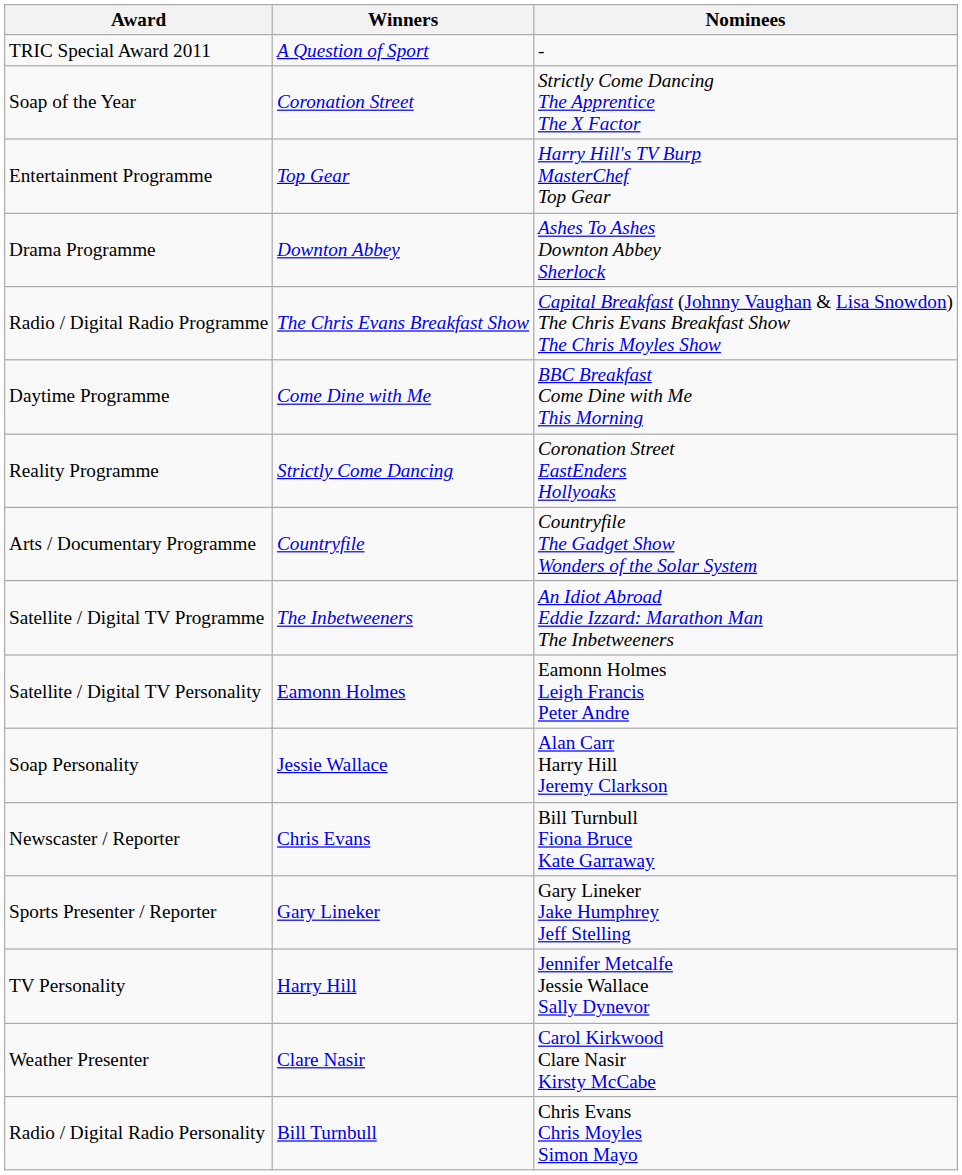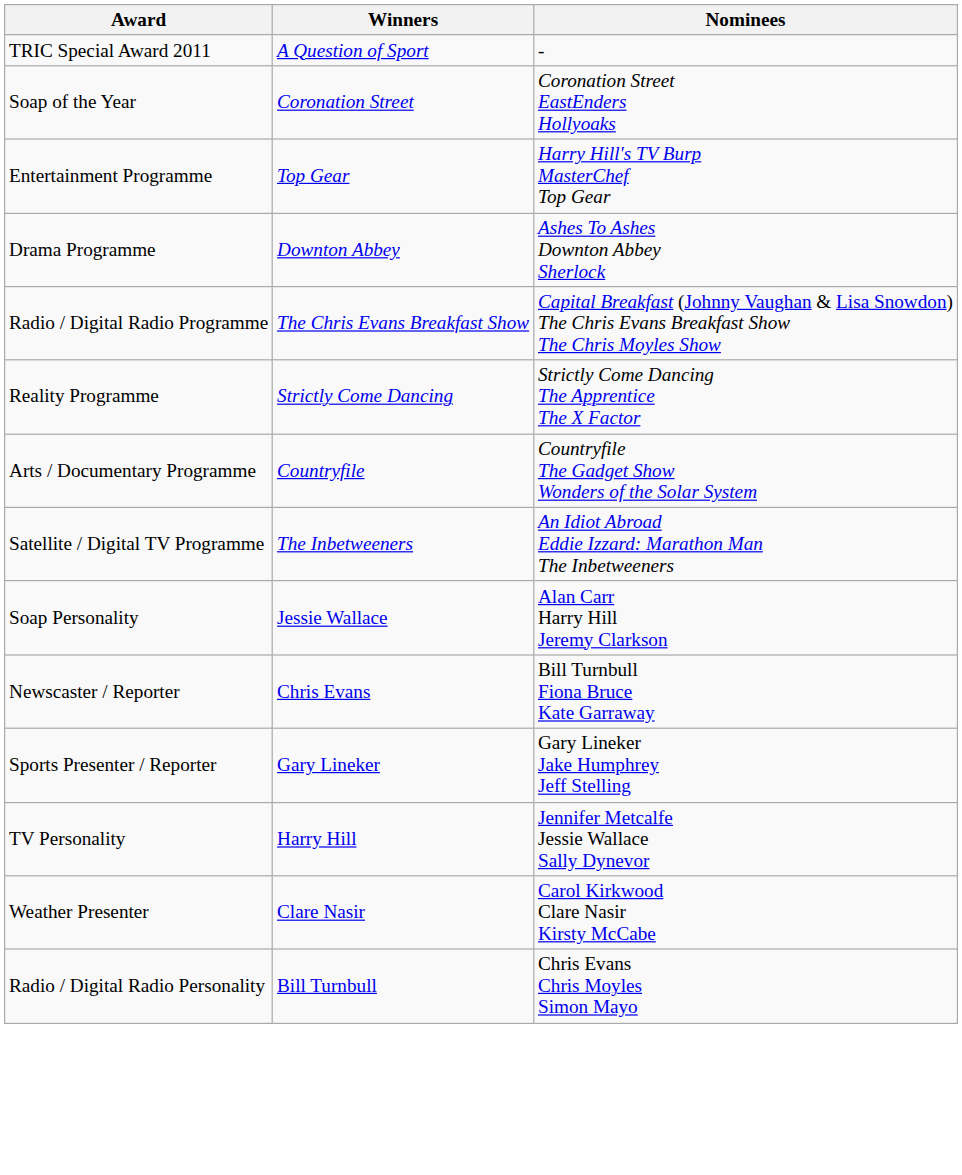(626, 102) Strictly Come Dancing The Apprentice The X Factor -> (606, 102) Coronation Street EastEnders Hollyoaks
- row: (89, 396)
(606, 470) Coronation Street EastEnders Hollyoaks -> (626, 396) Strictly Come Dancing The Apprentice The X Factor
- row: (135, 691)
